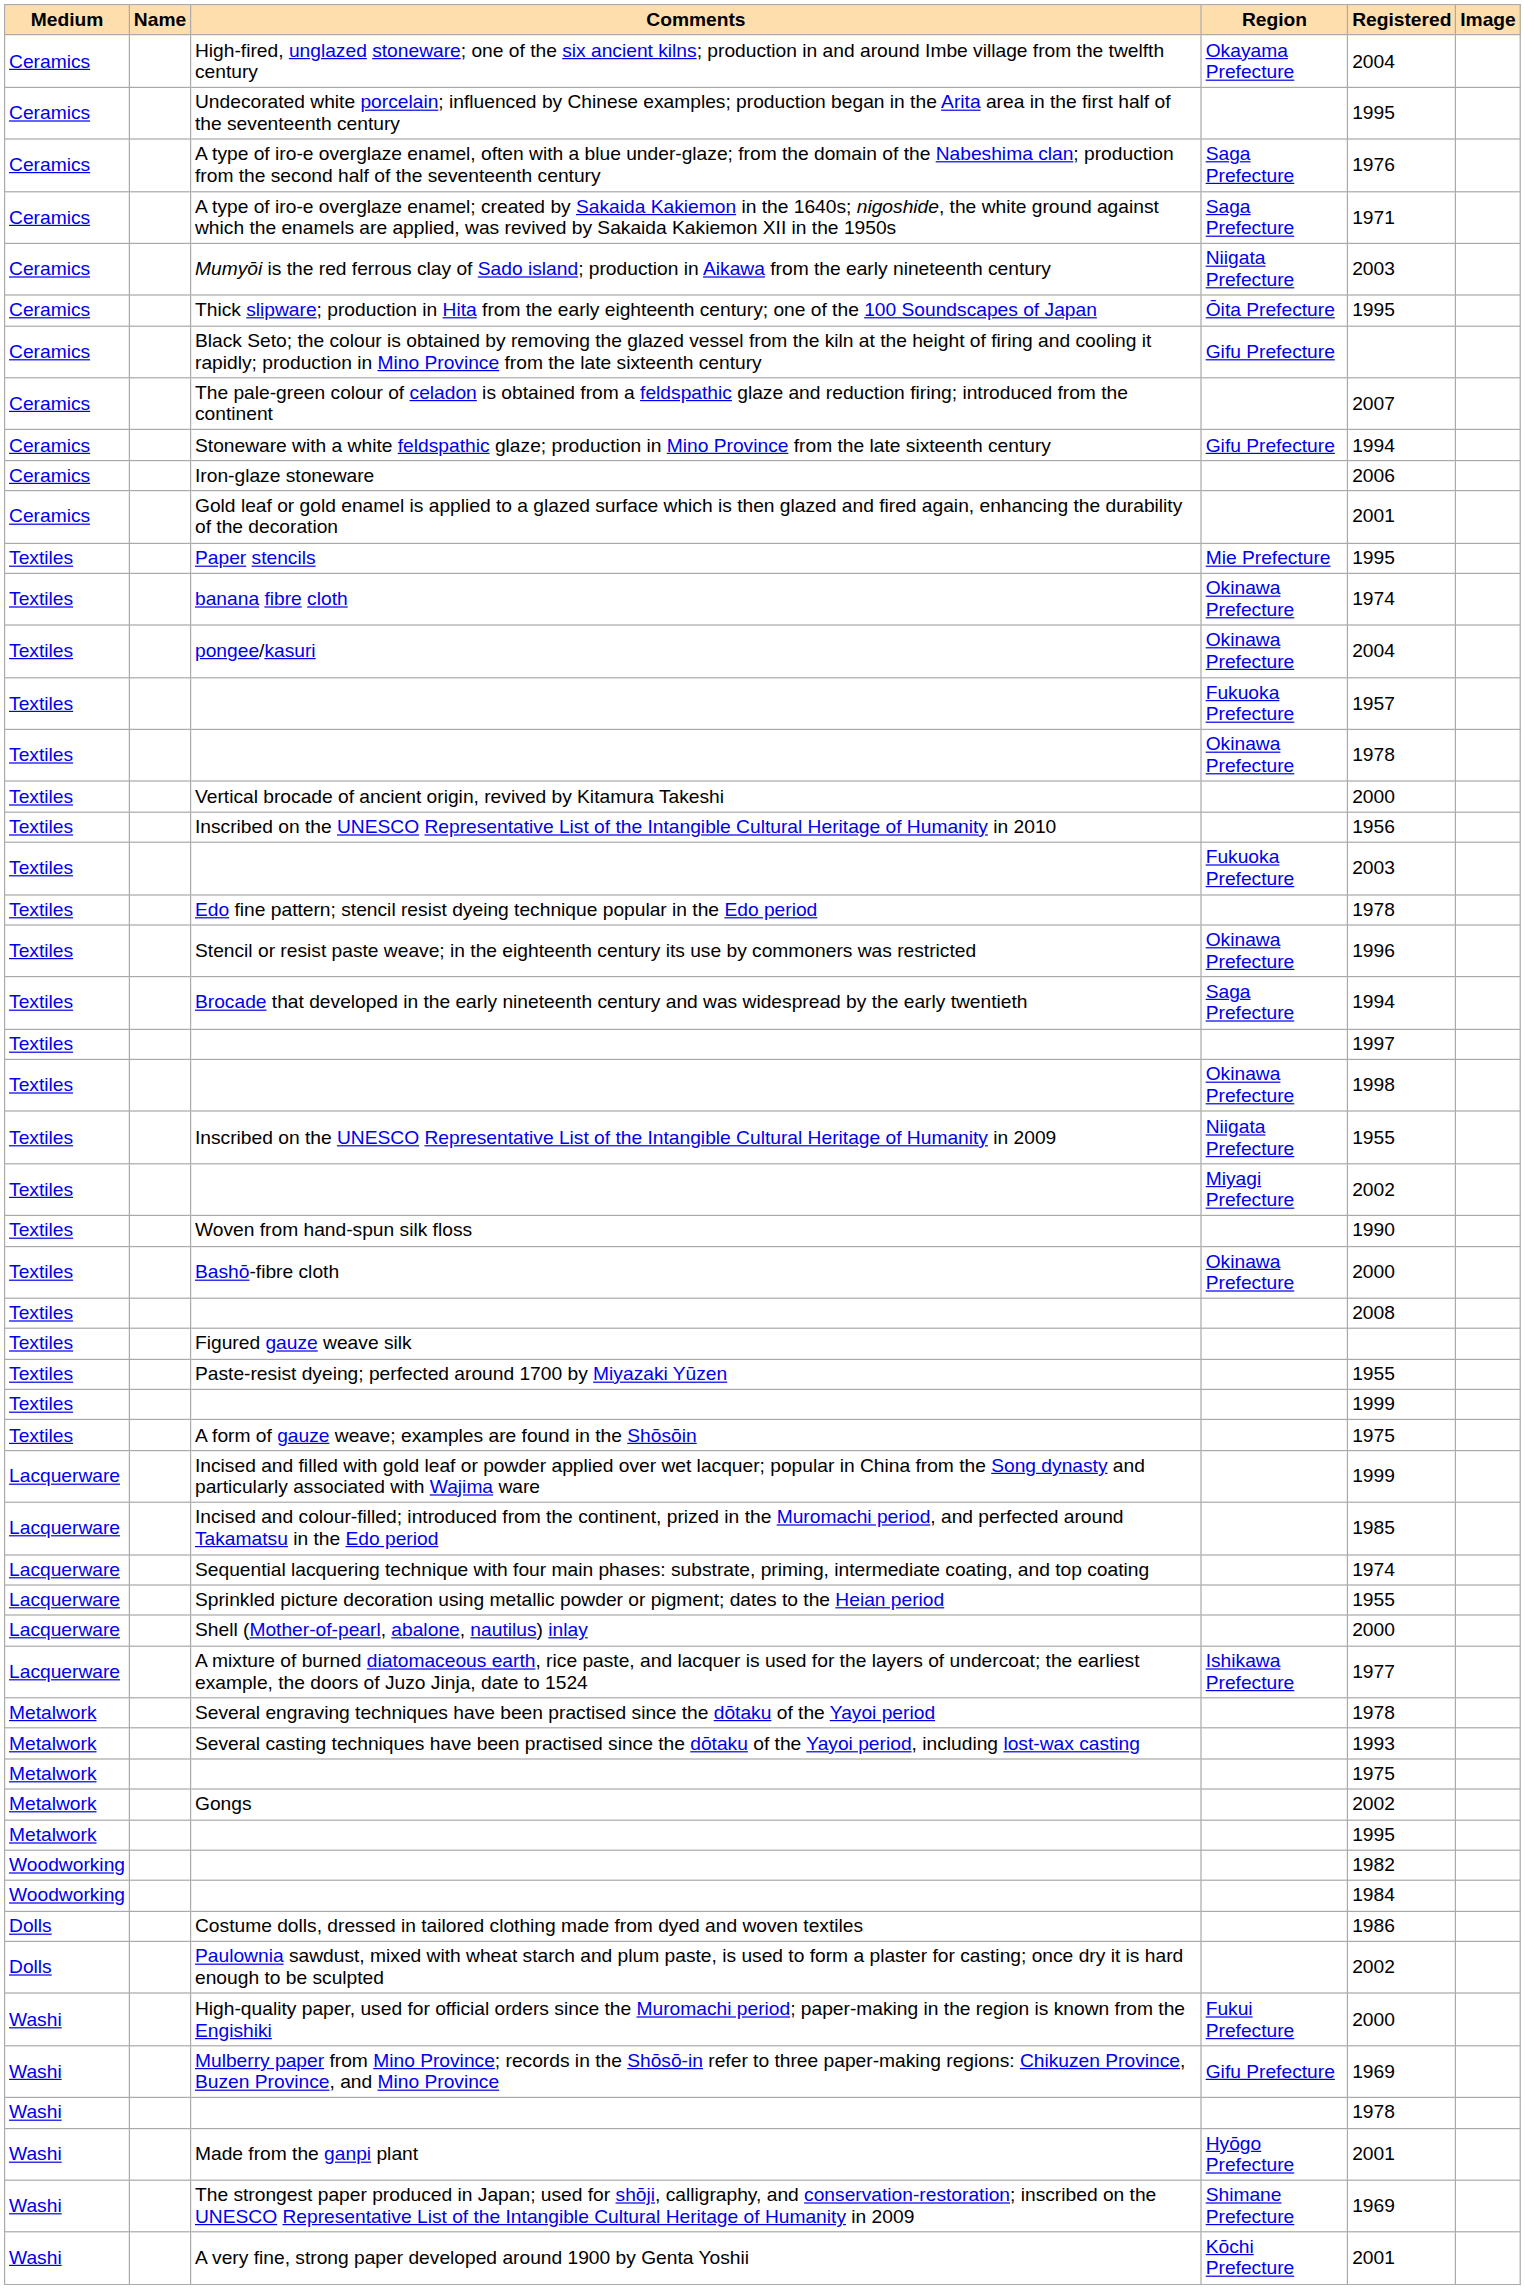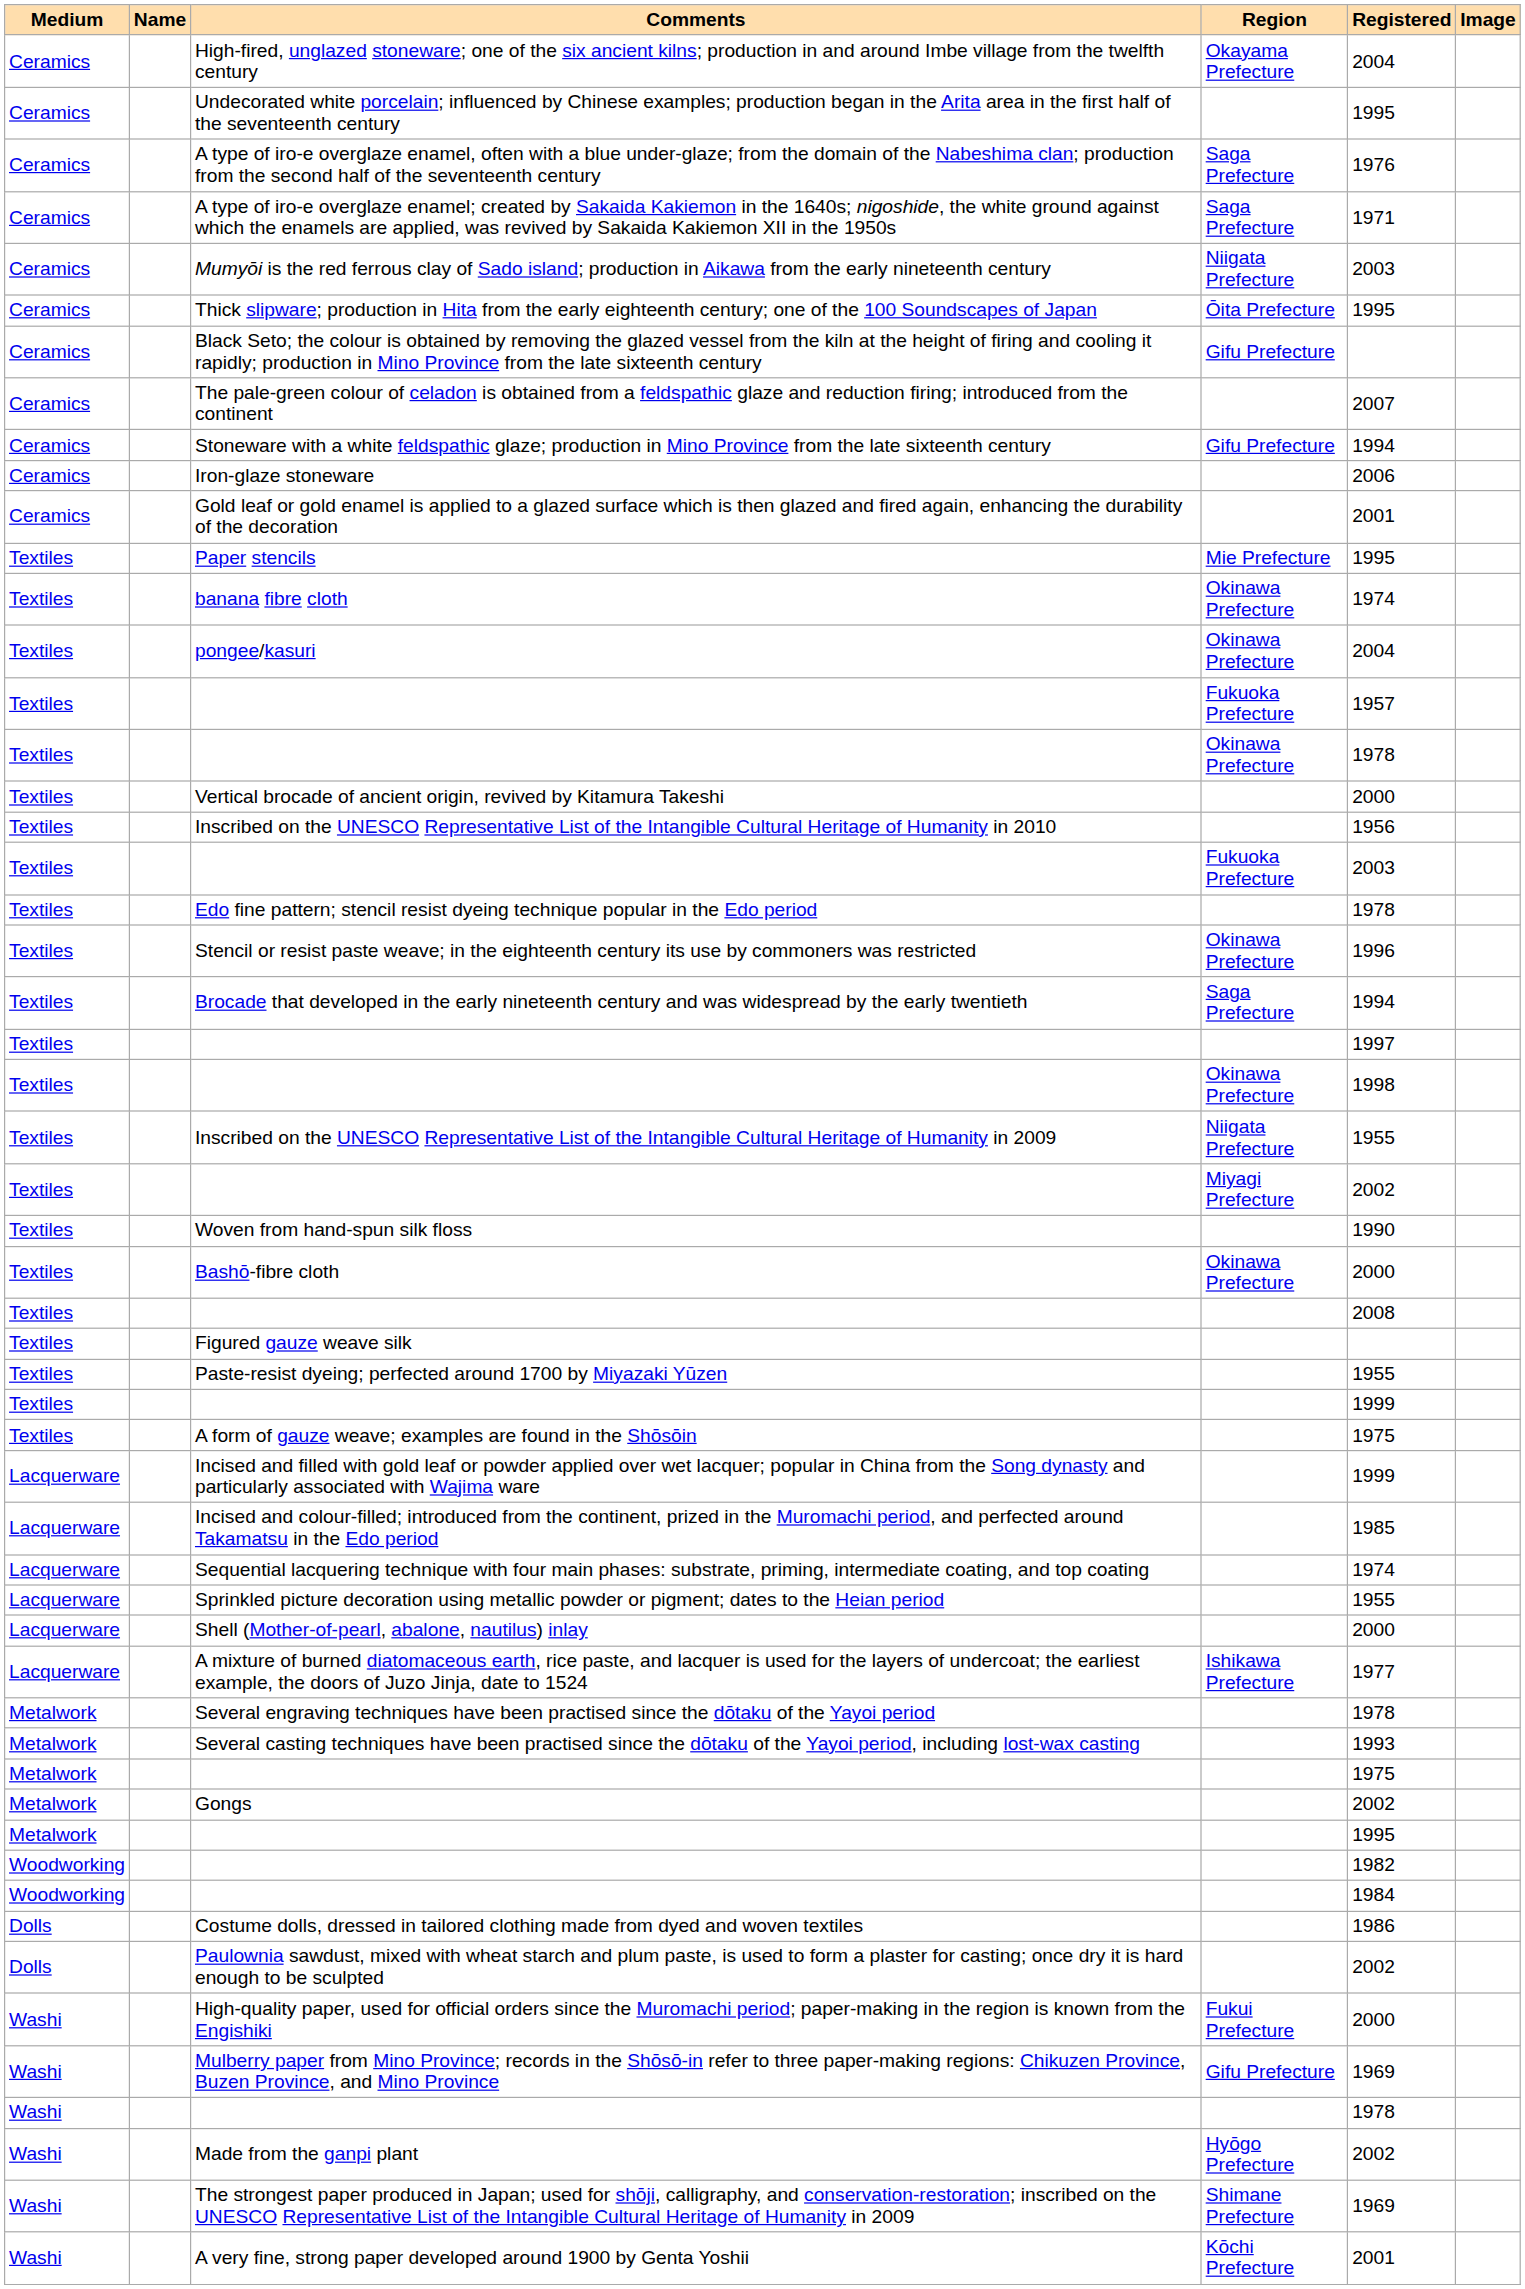(1374, 2153) 2001 -> (1374, 2153) 2002
